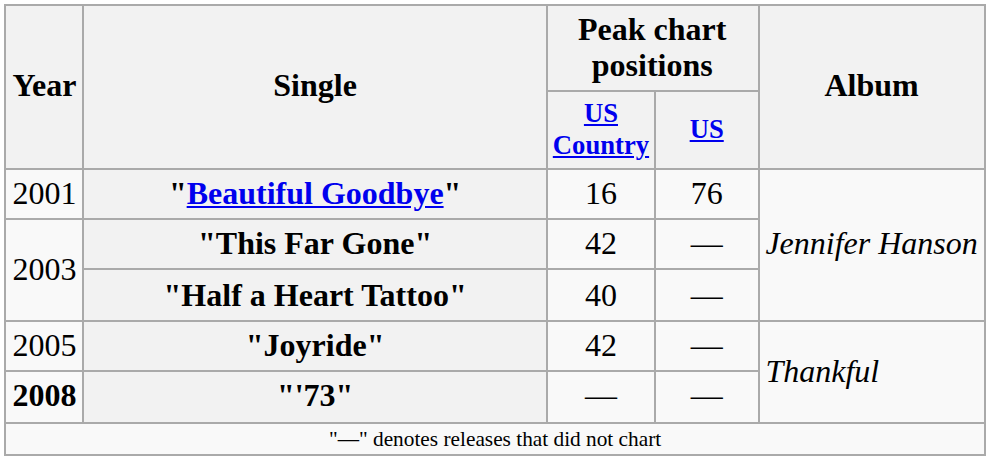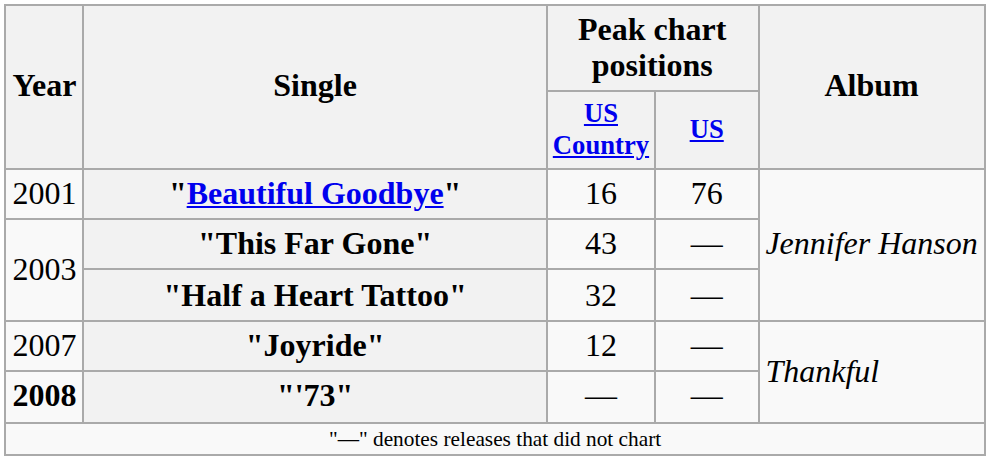(601, 244) 42 -> (601, 244) 43
(601, 294) 40 -> (601, 294) 32
(44, 345) 2005 -> (44, 345) 2007
(601, 345) 42 -> (601, 345) 12
